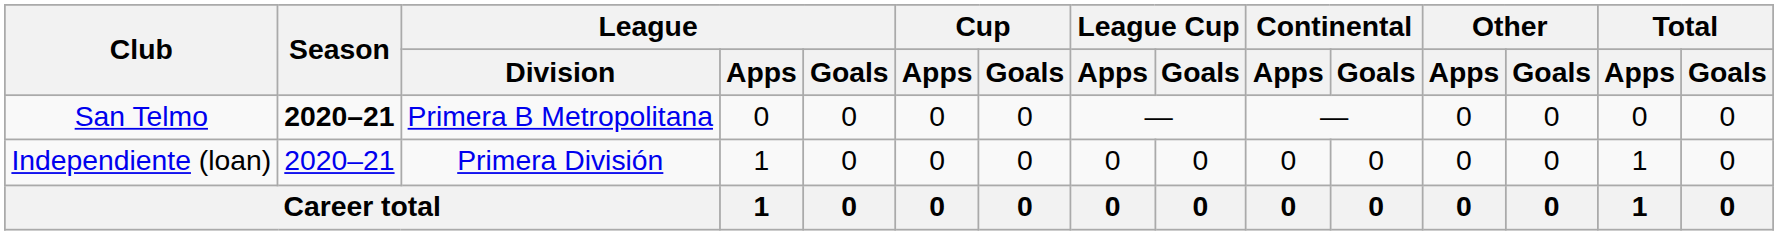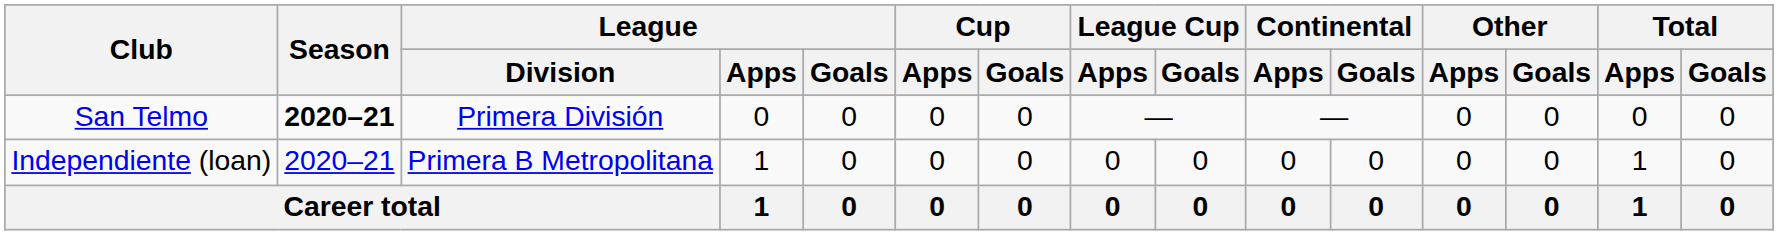(560, 116) Primera B Metropolitana -> (560, 116) Primera División
(560, 161) Primera División -> (560, 161) Primera B Metropolitana
